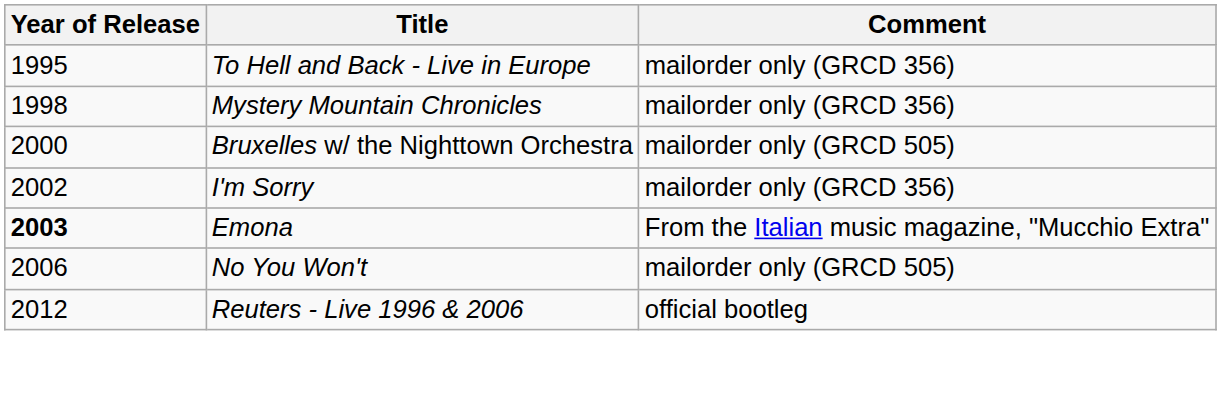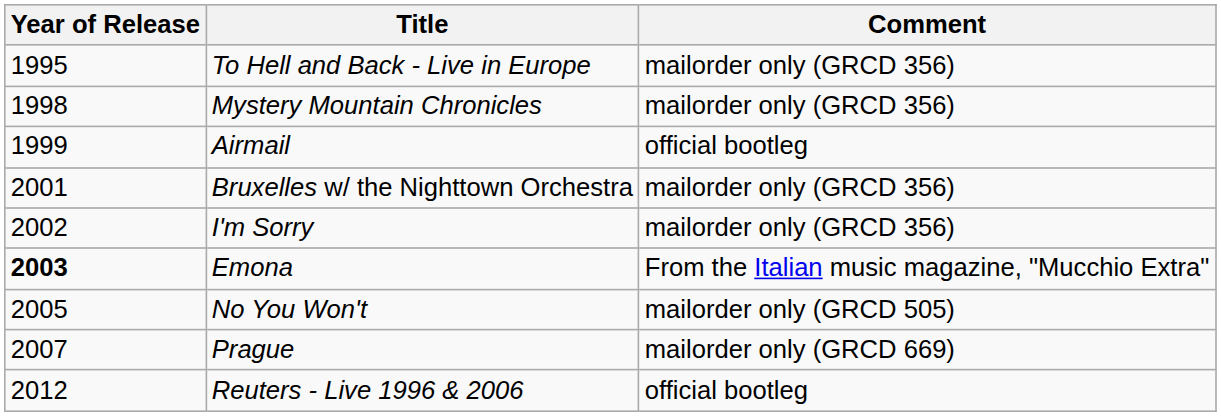+ row: (251, 146)
(39, 146) 2000 -> (39, 187) 2001
(800, 146) mailorder only (GRCD 505) -> (800, 187) mailorder only (GRCD 356)
(39, 268) 2006 -> (39, 308) 2005
+ row: (253, 349)
